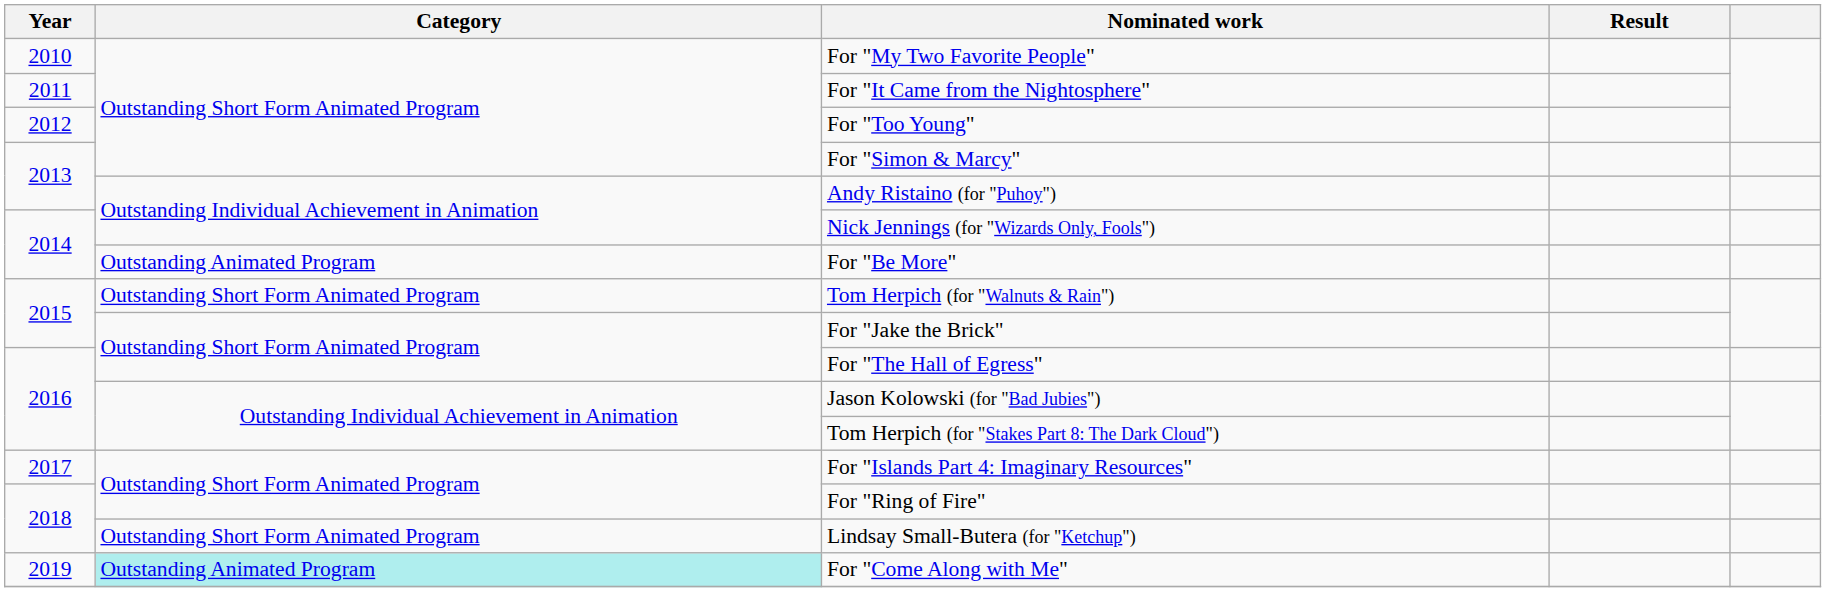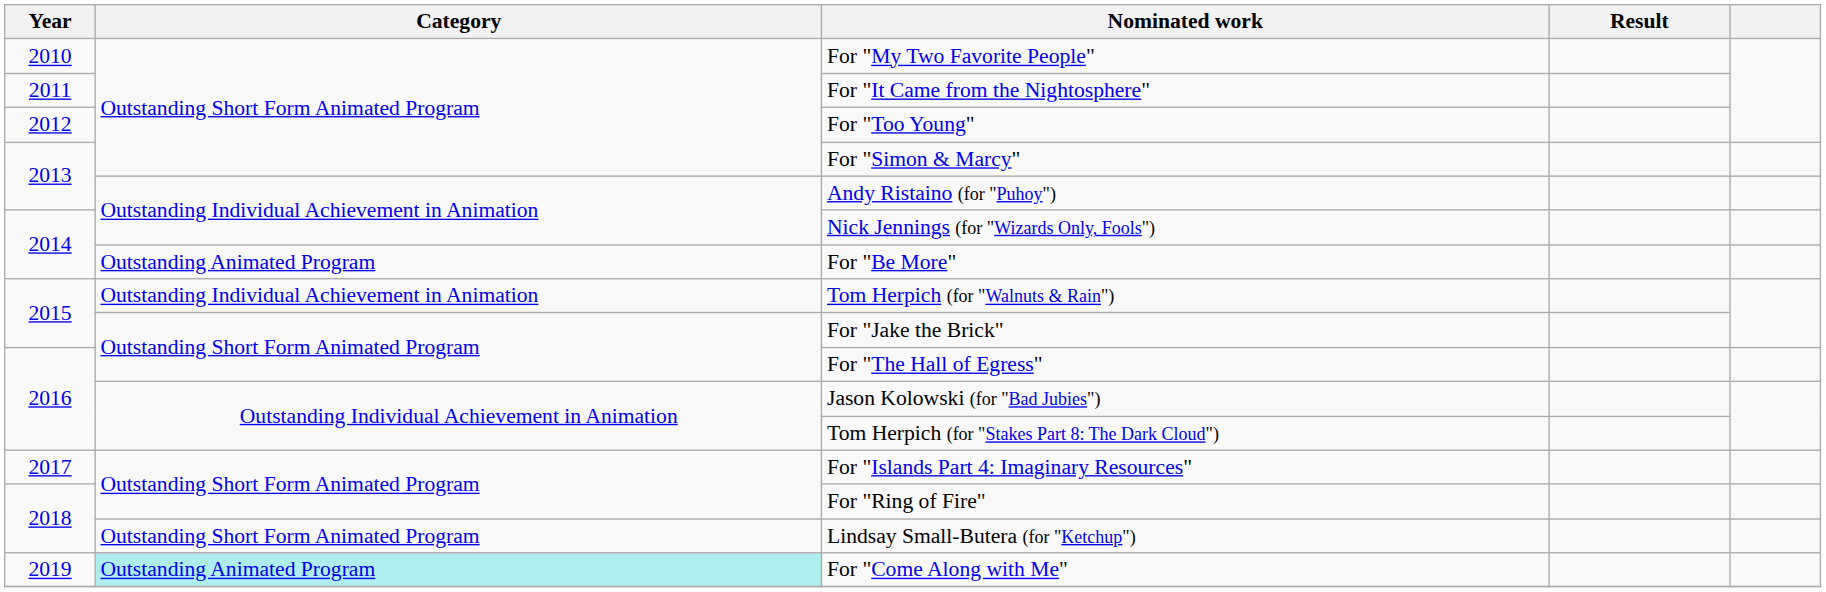(290, 295) Outstanding Short Form Animated Program -> (319, 295) Outstanding Individual Achievement in Animation
